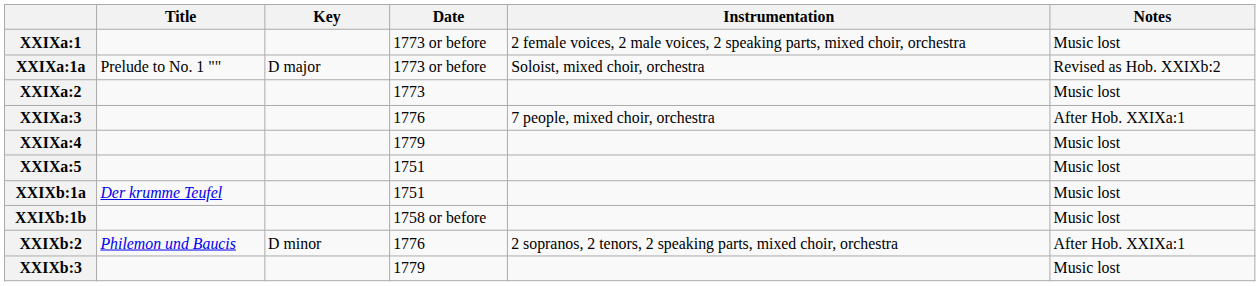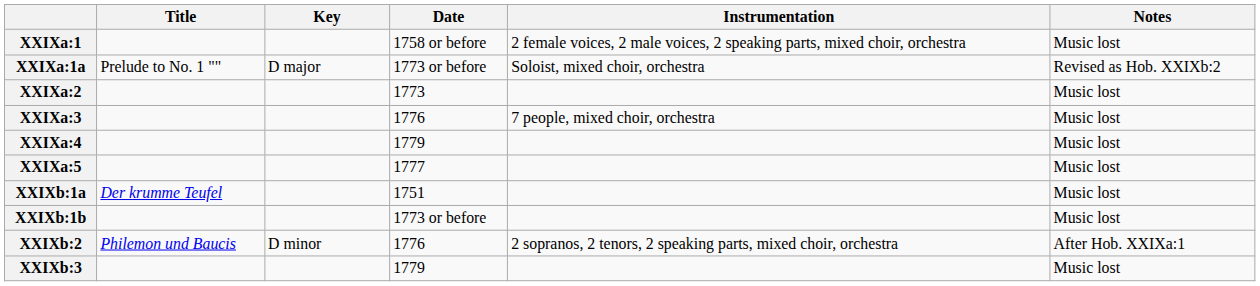(440, 42) 1773 or before -> (440, 42) 1758 or before
(1119, 117) After Hob. XXIXa:1 -> (1087, 117) Music lost
(409, 167) 1751 -> (409, 167) 1777
(440, 218) 1758 or before -> (440, 218) 1773 or before
